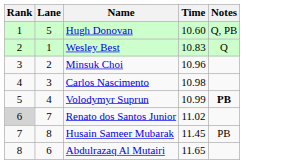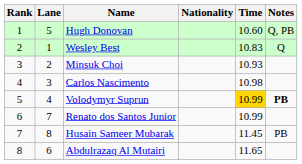+ column: (207, 13)
(193, 64) 10.96 -> (250, 64) 10.93
(193, 99) no background -> (250, 99) gold background
(20, 116) lightgrey background -> (20, 116) no background
(193, 116) 11.02 -> (250, 116) 10.99
